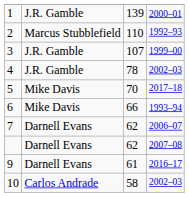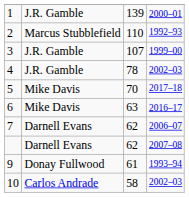(132, 107) 66 -> (132, 107) 63
(166, 107) 1993–94 -> (166, 107) 2016–17
(58, 164) Darnell Evans -> (64, 164) Donay Fullwood
(166, 164) 2016–17 -> (166, 164) 1993–94
